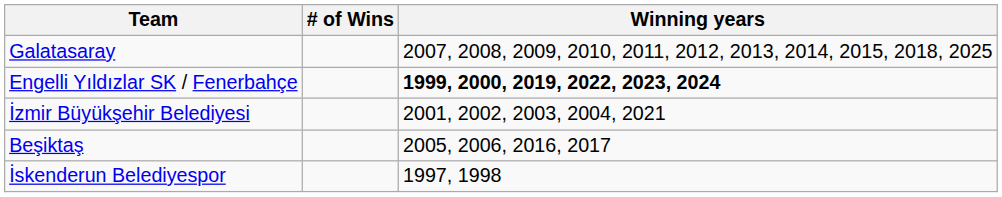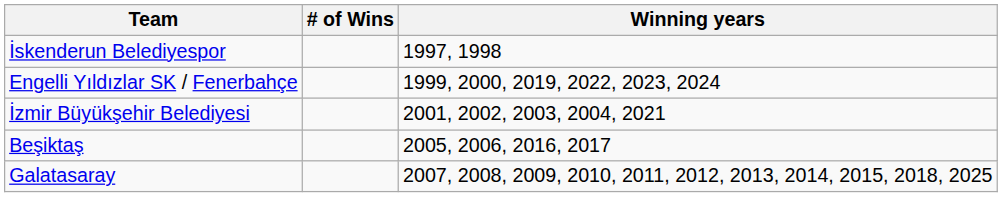rows swapped: (62, 51) <-> (117, 176)
(562, 82) bold -> (562, 82) normal
